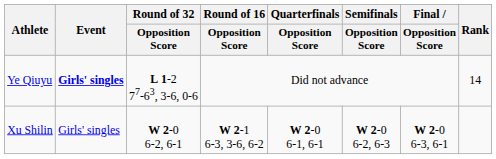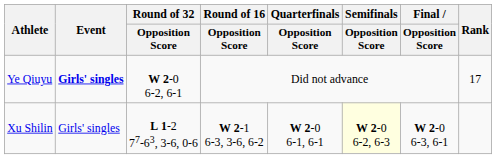(163, 88) L 1-2 77-63, 3-6, 0-6 -> (163, 86) W 2-0 6-2, 6-1
(475, 81) 14 -> (475, 79) 17
(163, 137) W 2-0 6-2, 6-1 -> (163, 135) L 1-2 77-63, 3-6, 0-6
(371, 137) no background -> (371, 135) lightyellow background
